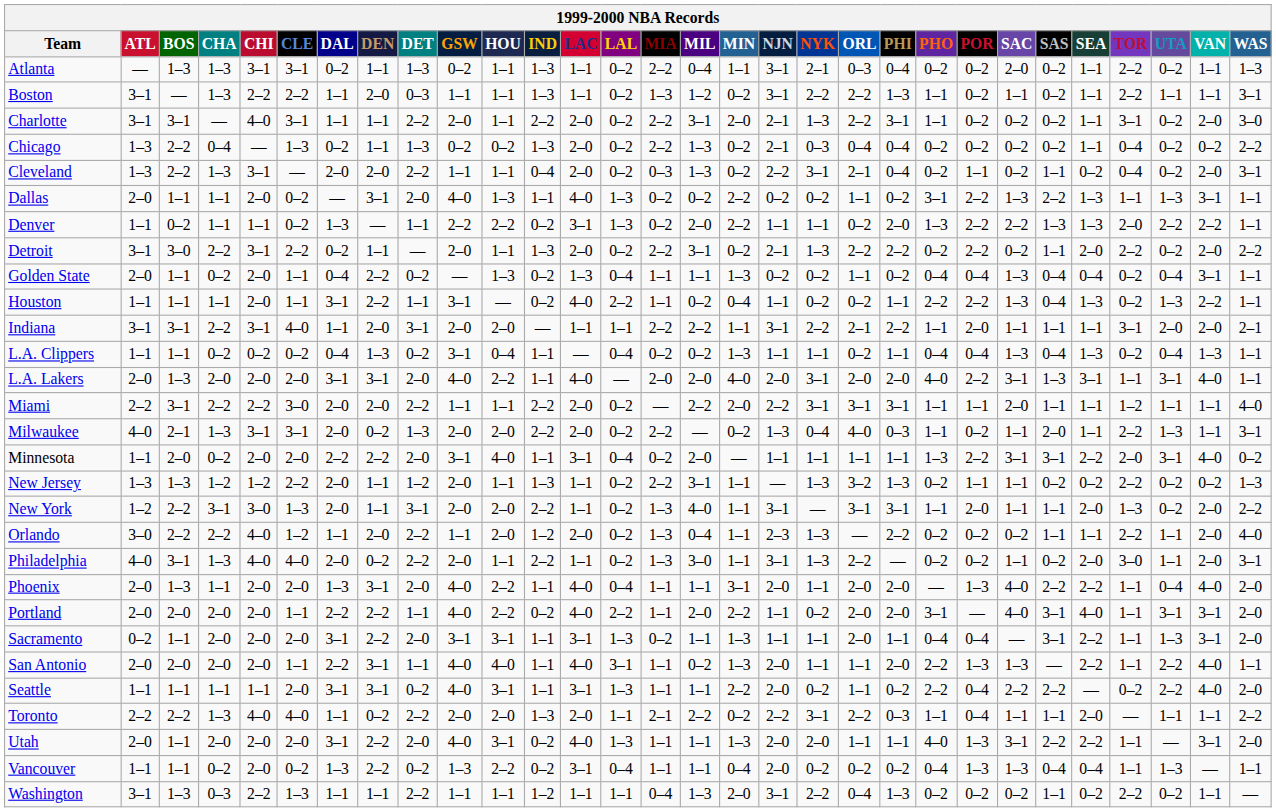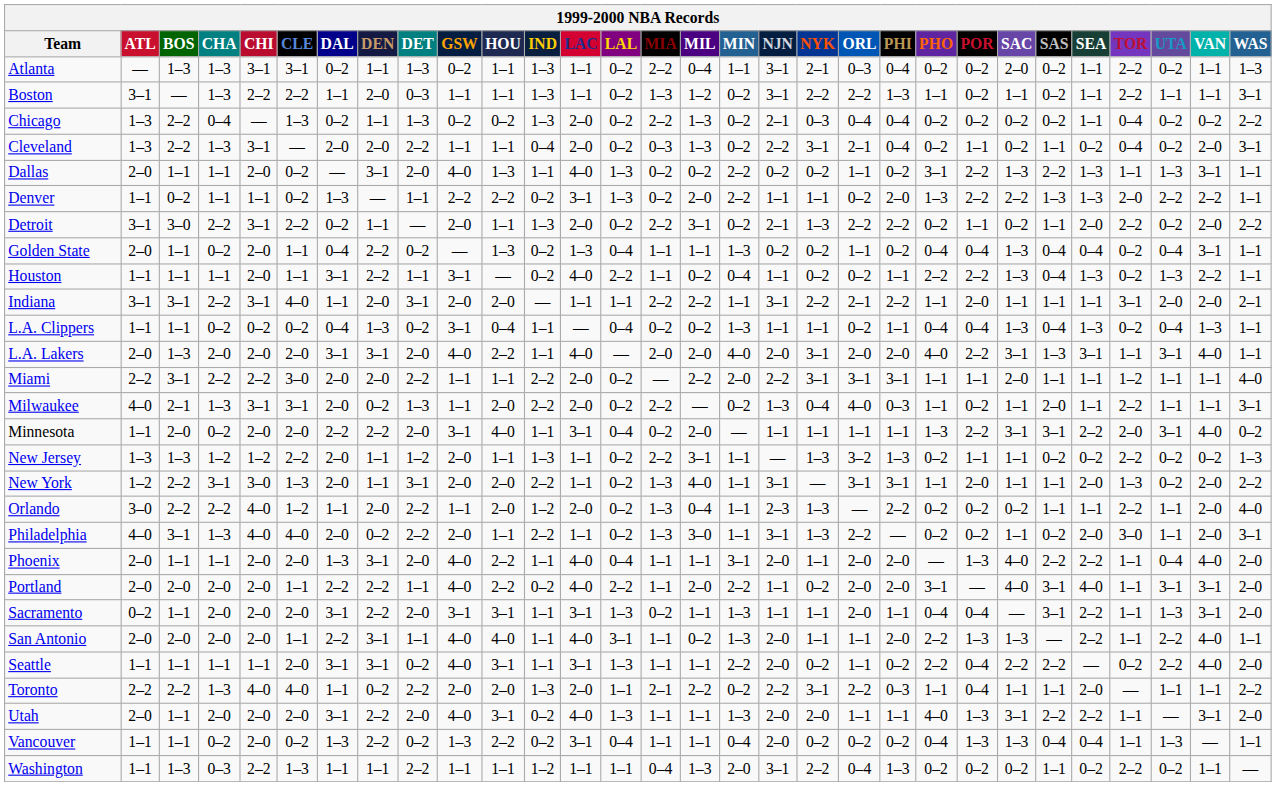- row: (37, 121)
(977, 250) 2–2 -> (977, 224) 1–1
(460, 432) 2–0 -> (460, 406) 1–1
(1171, 432) 1–3 -> (1171, 406) 1–1
(179, 587) 1–3 -> (179, 561) 1–1
(140, 794) 3–1 -> (140, 768) 1–1
